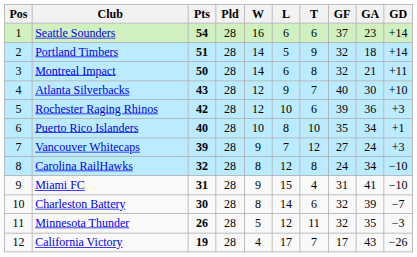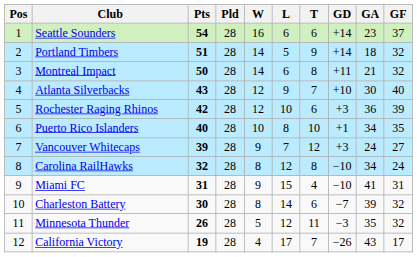columns swapped: (342, 14) <-> (398, 14)
